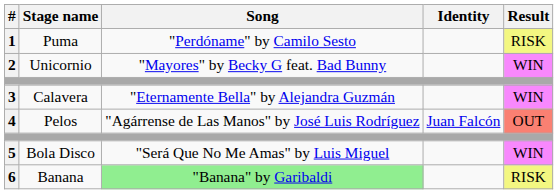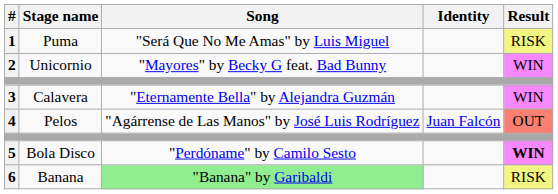(262, 41) "Perdóname" by Camilo Sesto -> (262, 41) "Será Que No Me Amas" by Luis Miguel
(262, 152) "Será Que No Me Amas" by Luis Miguel -> (262, 152) "Perdóname" by Camilo Sesto
(528, 152) normal -> (528, 152) bold
